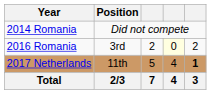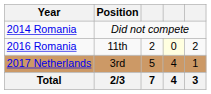(118, 47) 3rd -> (118, 47) 11th
(118, 64) 11th -> (118, 64) 3rd
(195, 64) bold -> (195, 64) normal
